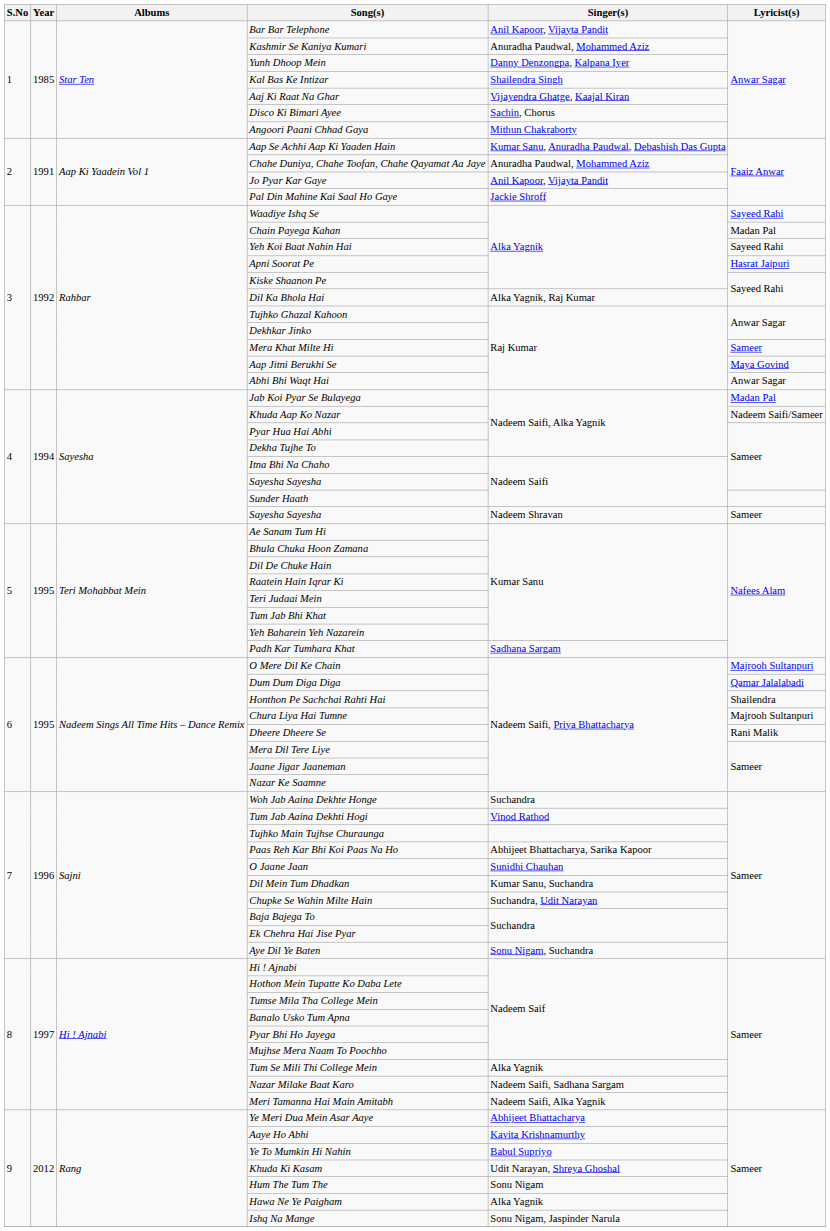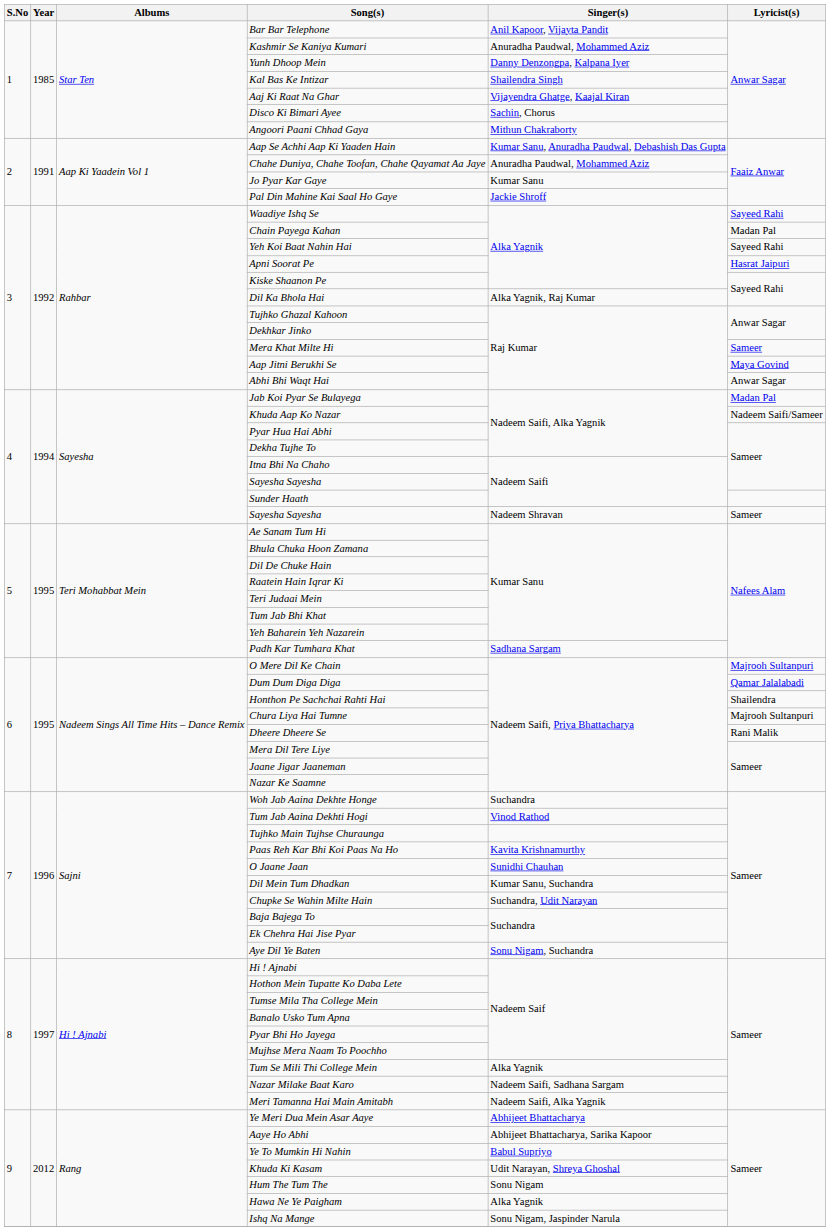(549, 180) Anil Kapoor, Vijayta Pandit -> (517, 180) Kumar Sanu
(571, 850) Abhijeet Bhattacharya, Sarika Kapoor -> (538, 850) Kavita Krishnamurthy
(538, 1134) Kavita Krishnamurthy -> (571, 1134) Abhijeet Bhattacharya, Sarika Kapoor
